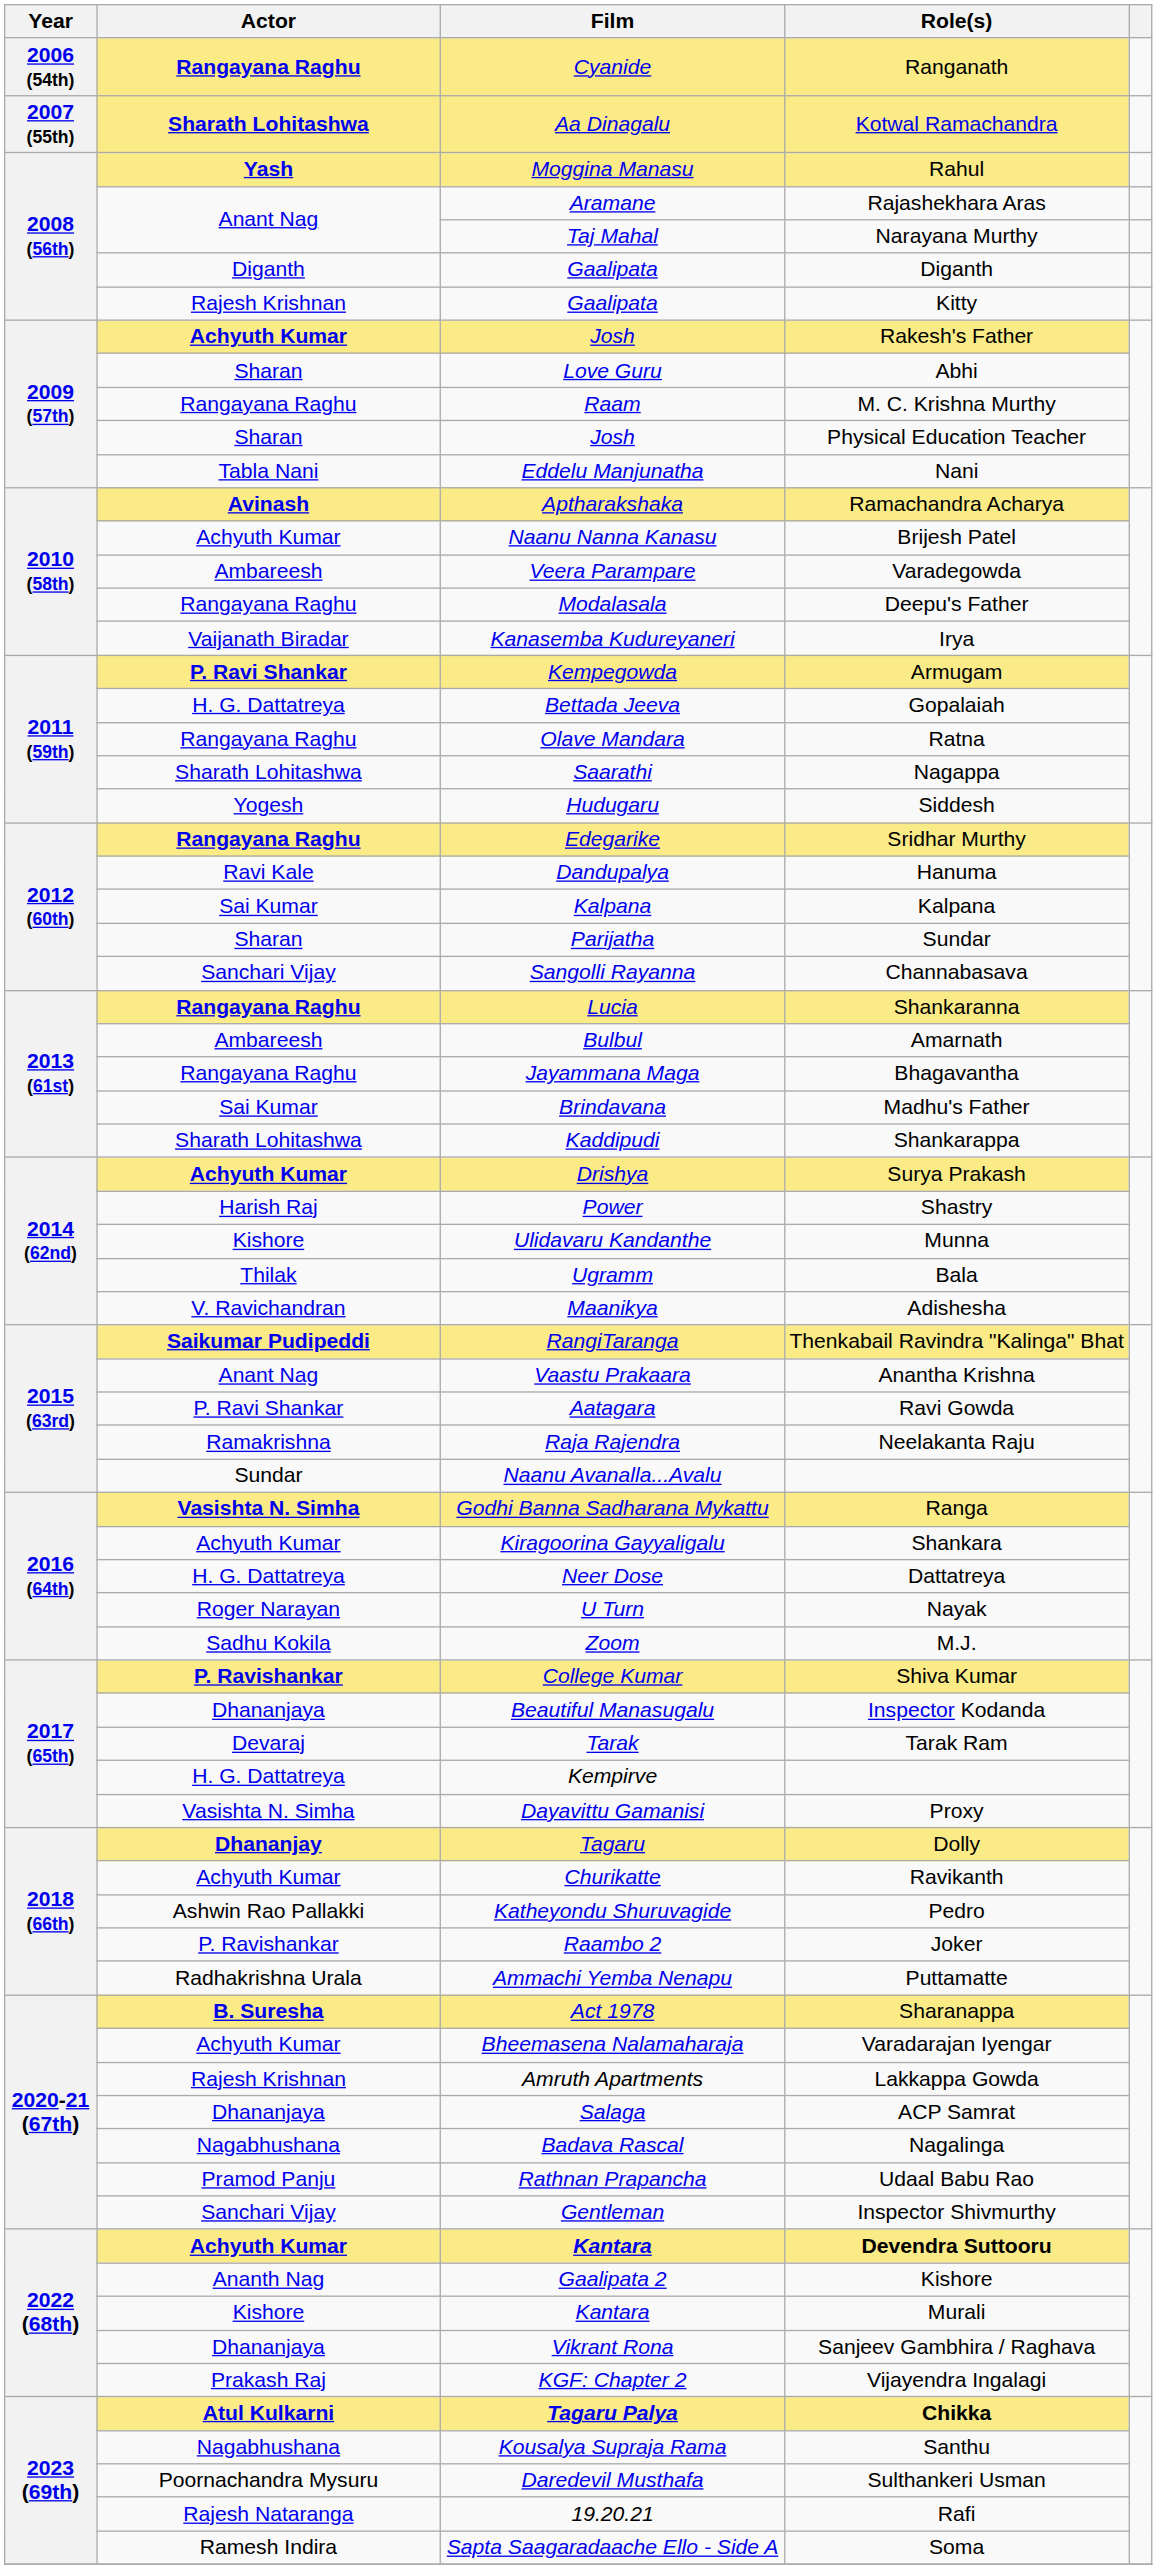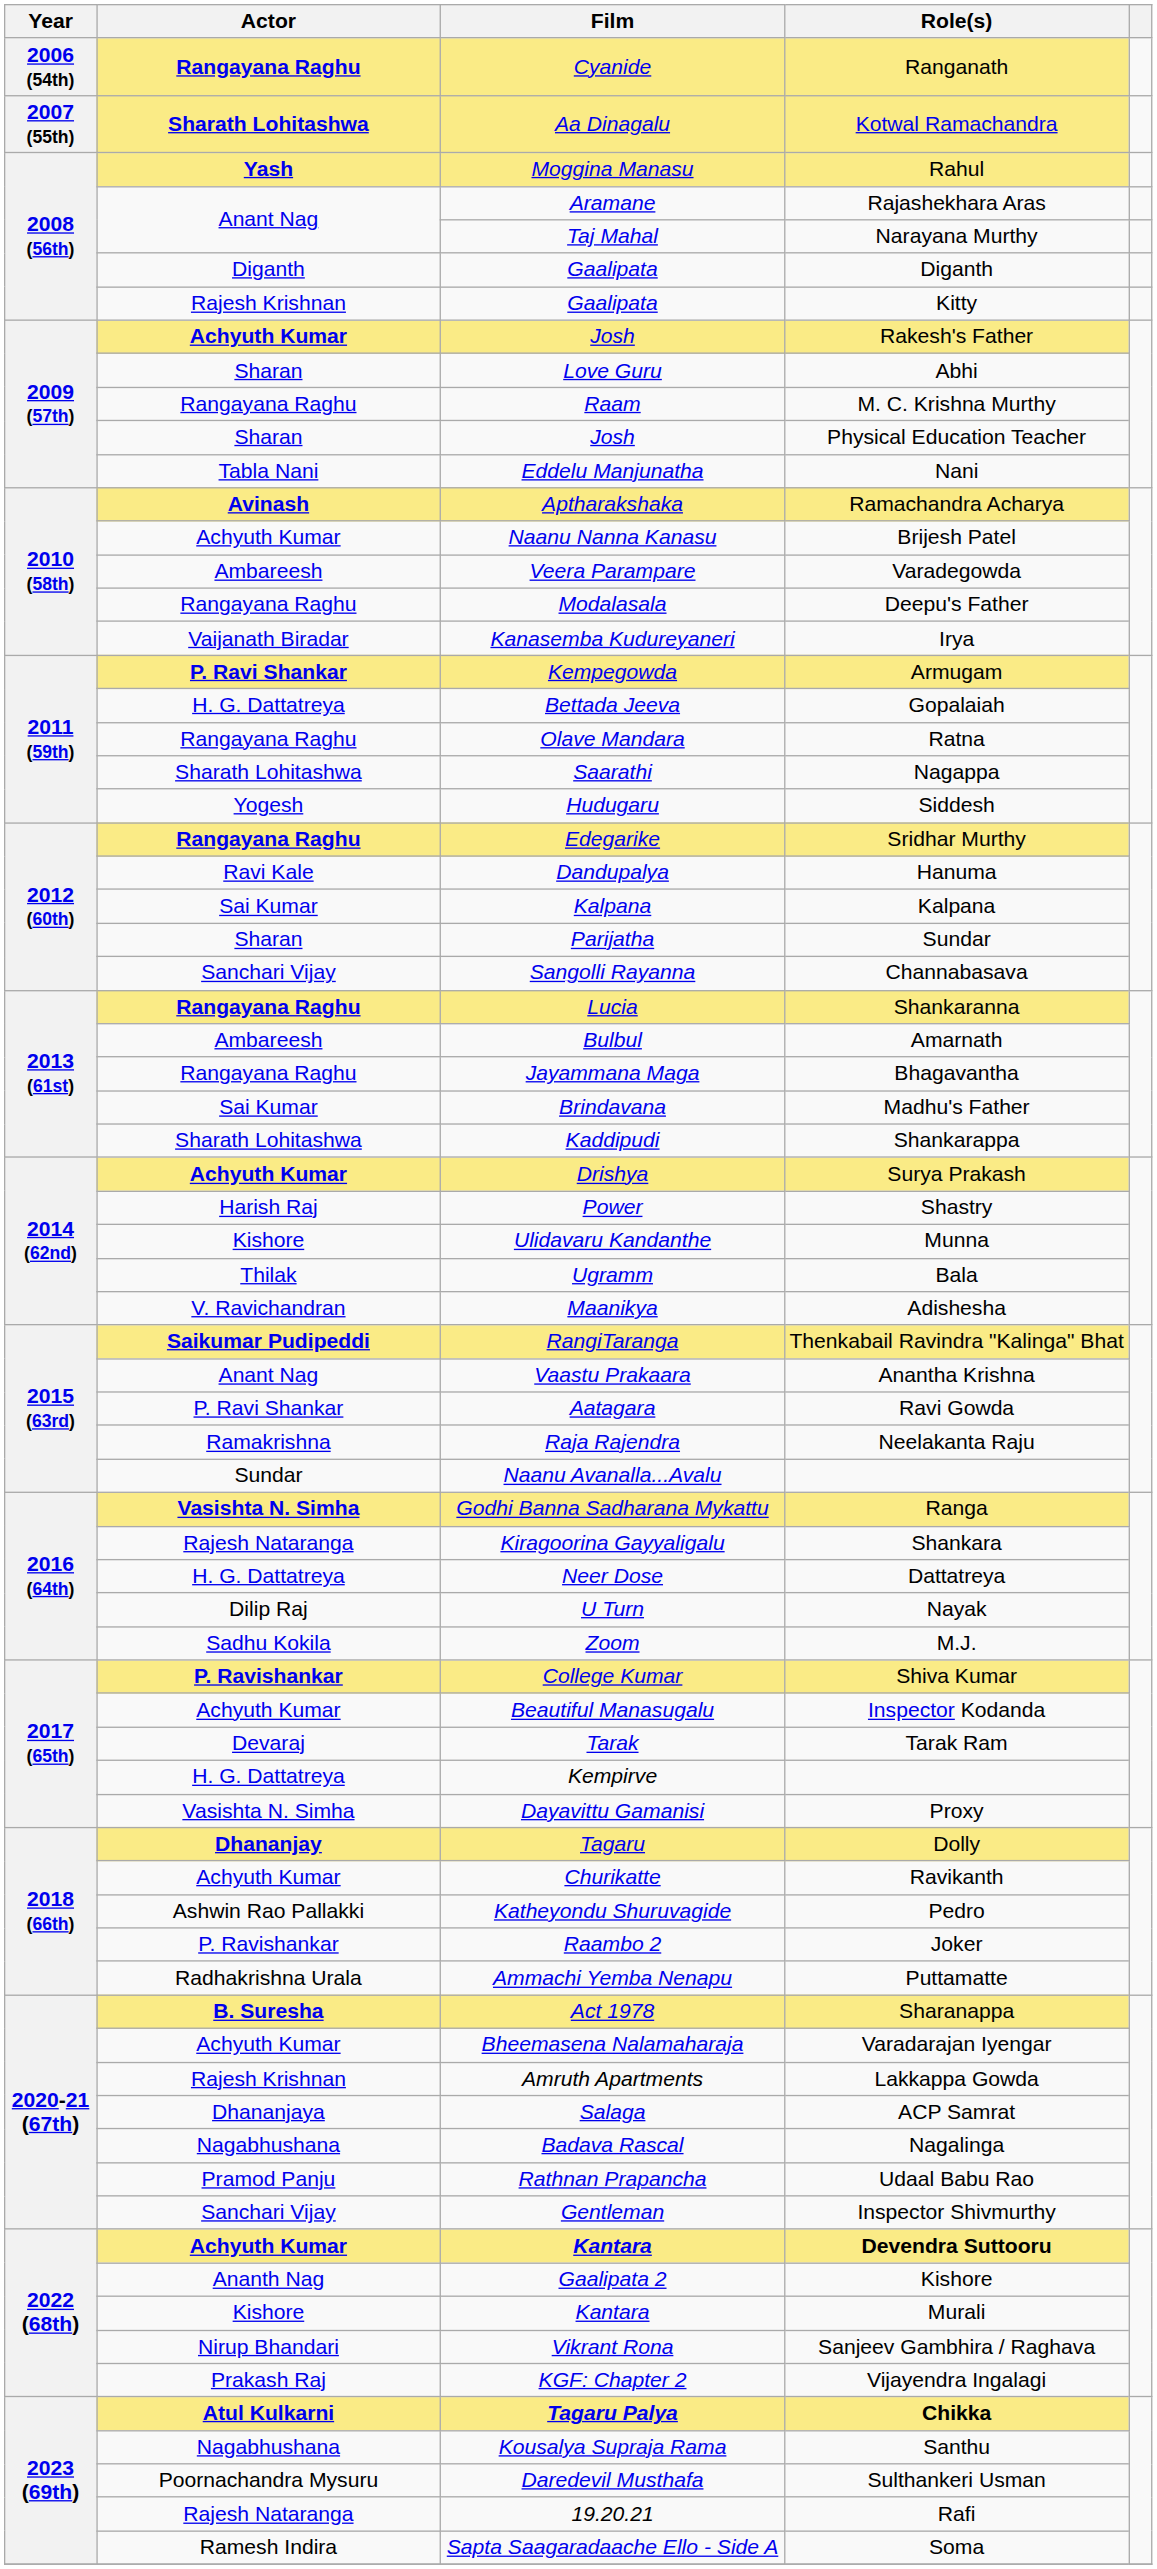(268, 1542) Achyuth Kumar -> (268, 1542) Rajesh Nataranga
(268, 1609) Roger Narayan -> (268, 1609) Dilip Raj
(268, 1710) Dhananjaya -> (268, 1710) Achyuth Kumar
(268, 2346) Dhananjaya -> (268, 2346) Nirup Bhandari
